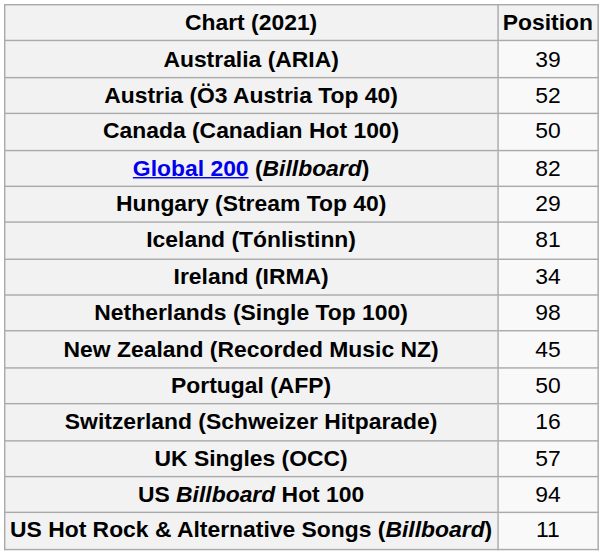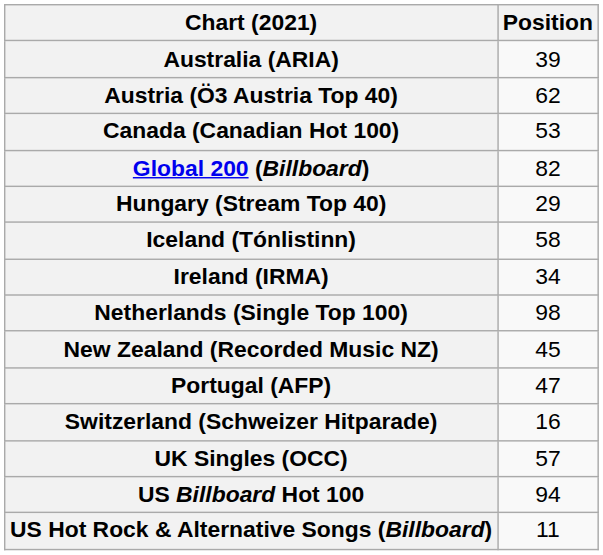(548, 95) 52 -> (548, 95) 62
(548, 131) 50 -> (548, 131) 53
(548, 240) 81 -> (548, 240) 58
(548, 385) 50 -> (548, 385) 47
